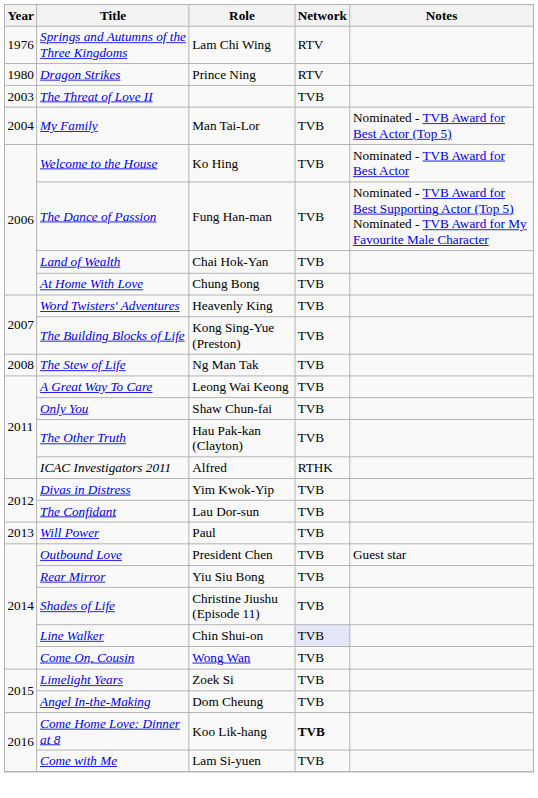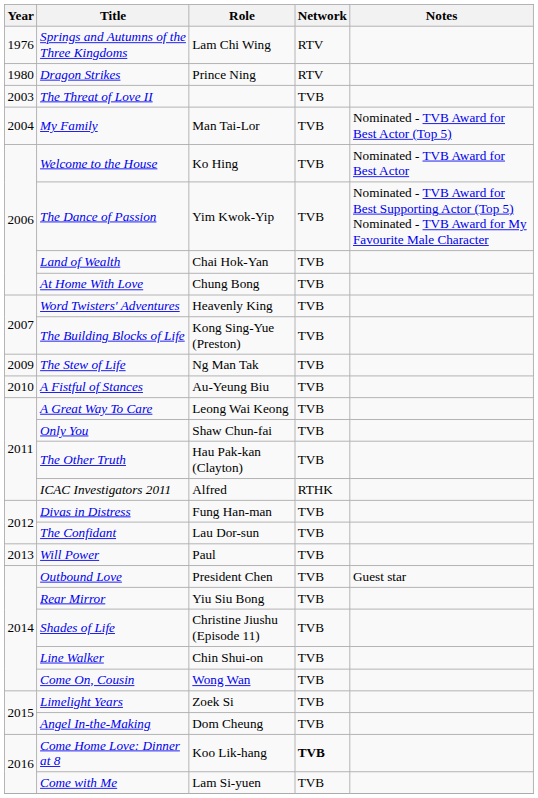(232, 216) Fung Han-man -> (233, 216) Yim Kwok-Yip
(21, 365) 2008 -> (21, 365) 2009
+ row: (92, 386)
(233, 489) Yim Kwok-Yip -> (232, 511) Fung Han-man
(311, 636) lavender background -> (311, 658) no background
